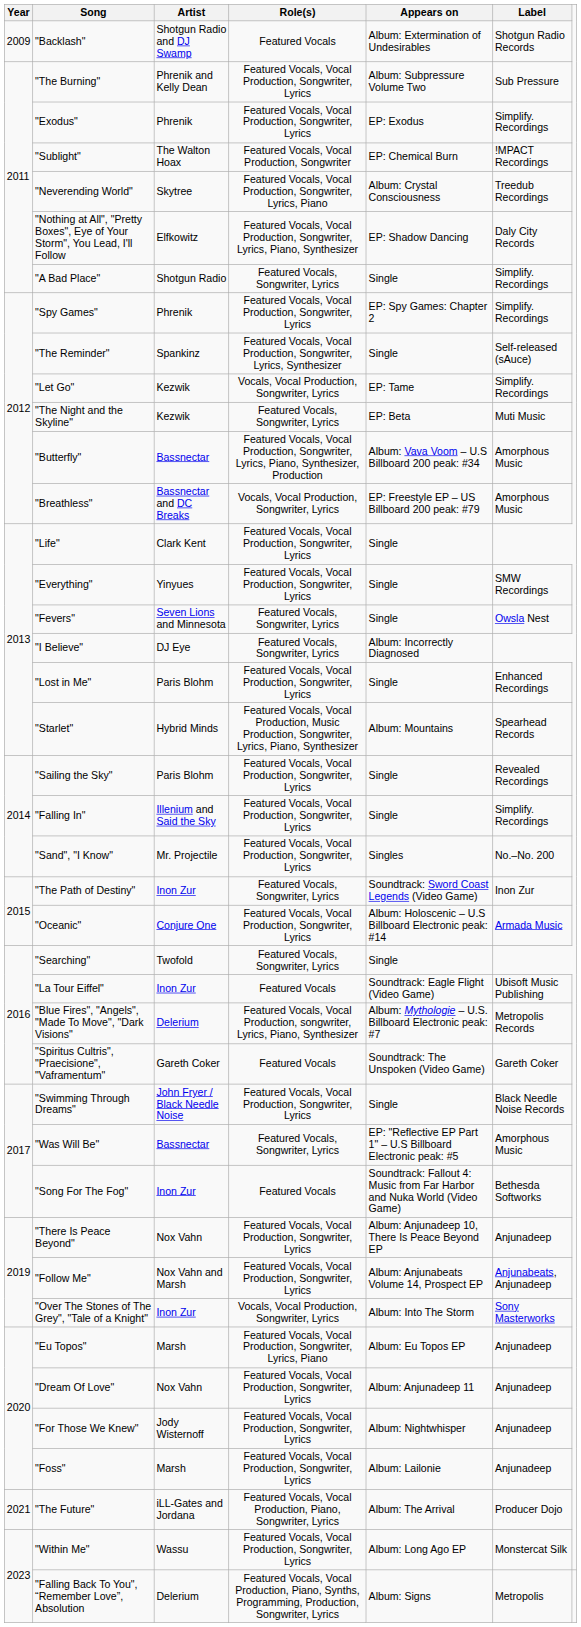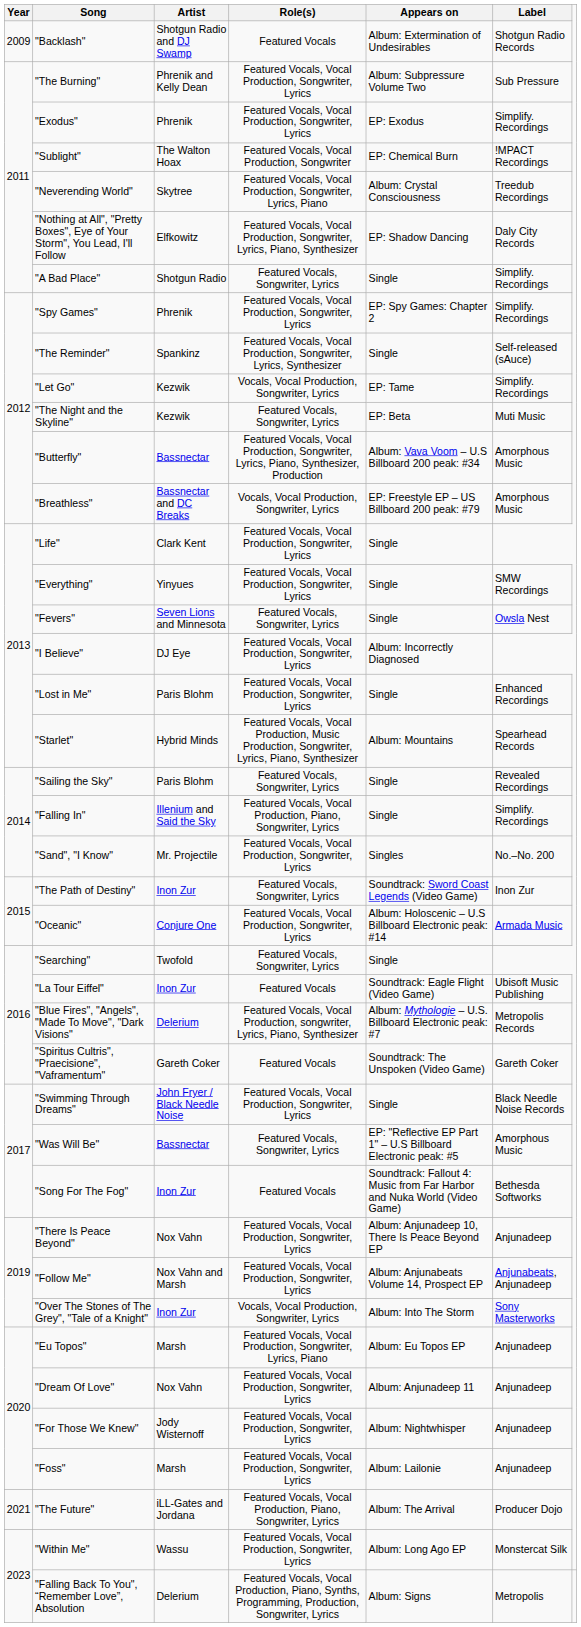(298, 648) Featured Vocals, Songwriter, Lyrics -> (298, 653) Featured Vocals, Vocal Production, Songwriter, Lyrics
(298, 775) Featured Vocals, Vocal Production, Songwriter, Lyrics -> (298, 781) Featured Vocals, Songwriter, Lyrics
(298, 816) Featured Vocals, Vocal Production, Songwriter, Lyrics -> (298, 816) Featured Vocals, Vocal Production, Piano, Songwriter, Lyrics
